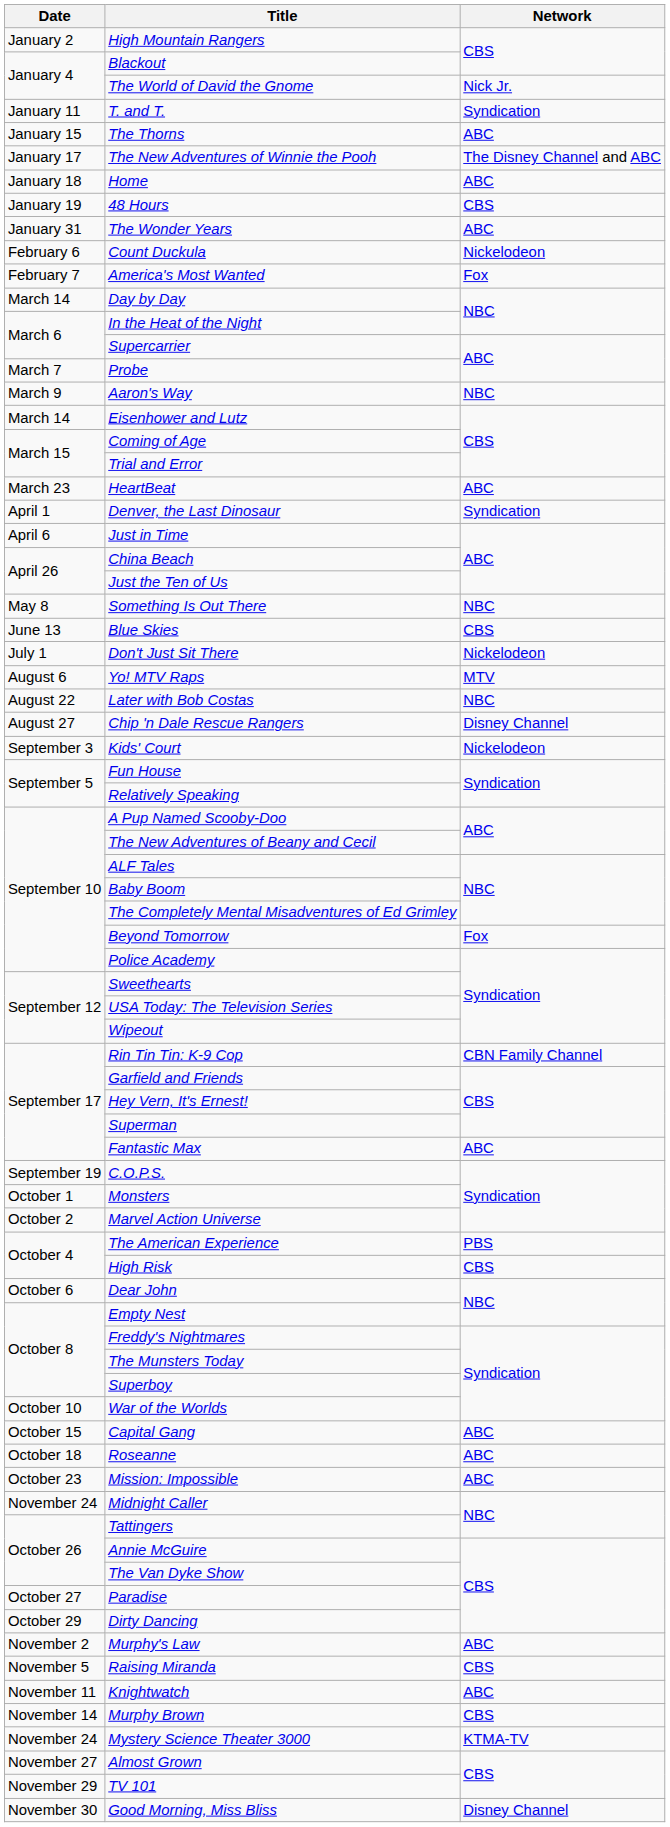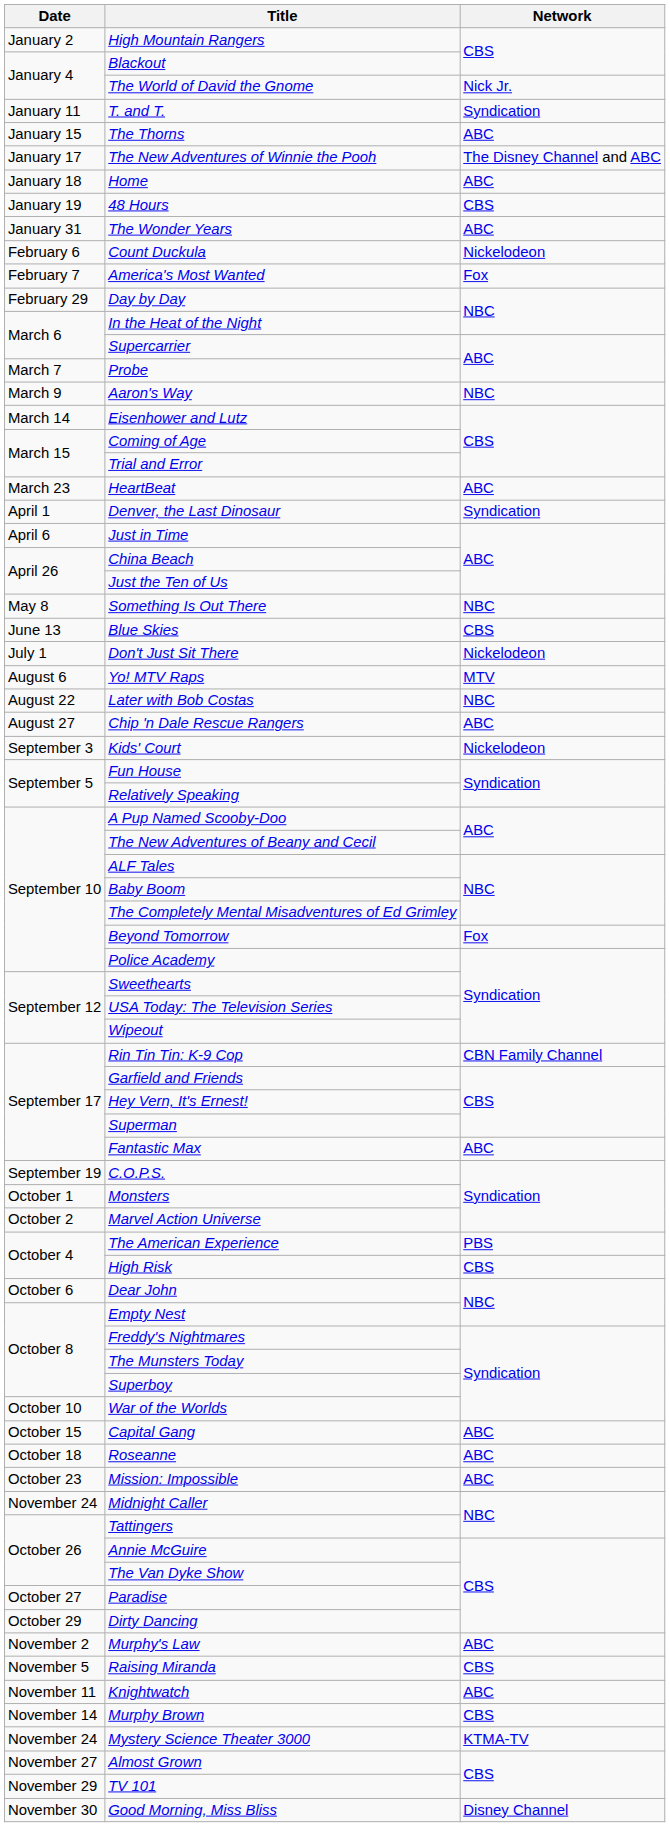(39, 299) March 14 -> (48, 299) February 29
(516, 724) Disney Channel -> (479, 724) ABC
